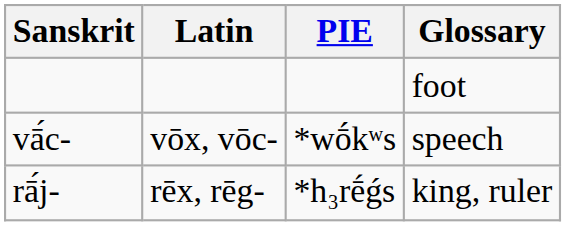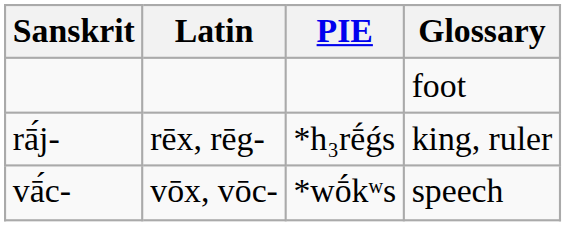rows swapped: (42, 138) <-> (36, 191)
